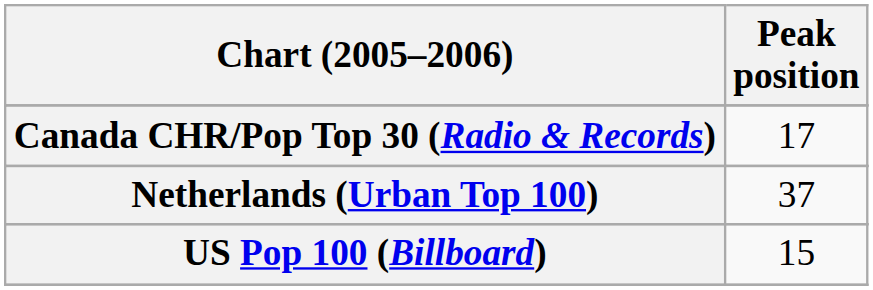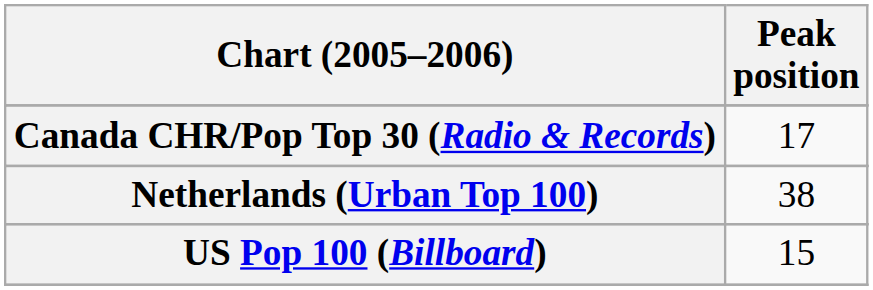(796, 194) 37 -> (796, 194) 38
